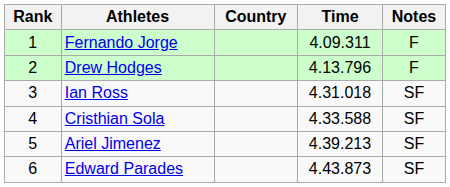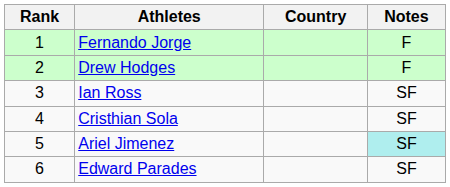- column: (340, 17)
(414, 144) no background -> (406, 144) paleturquoise background
